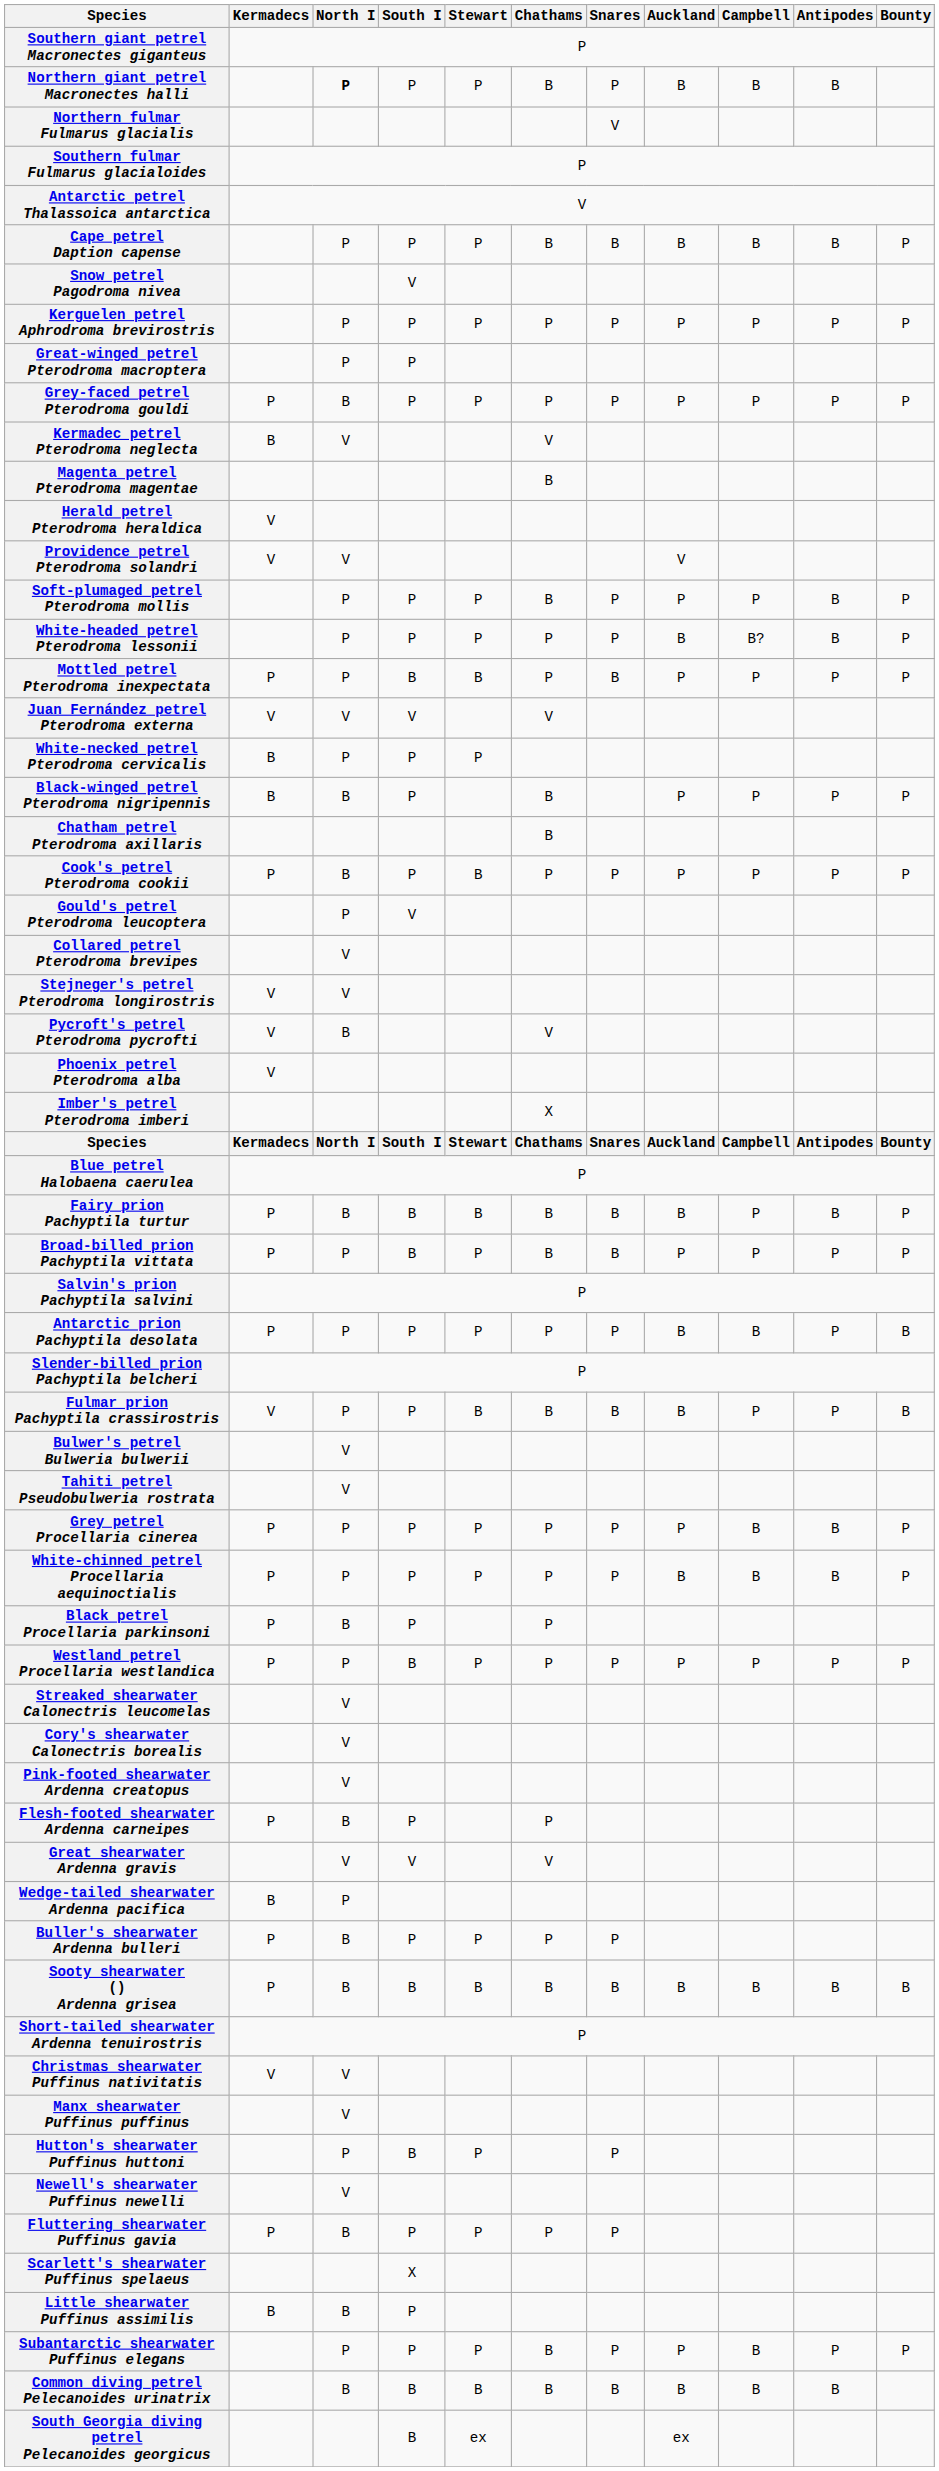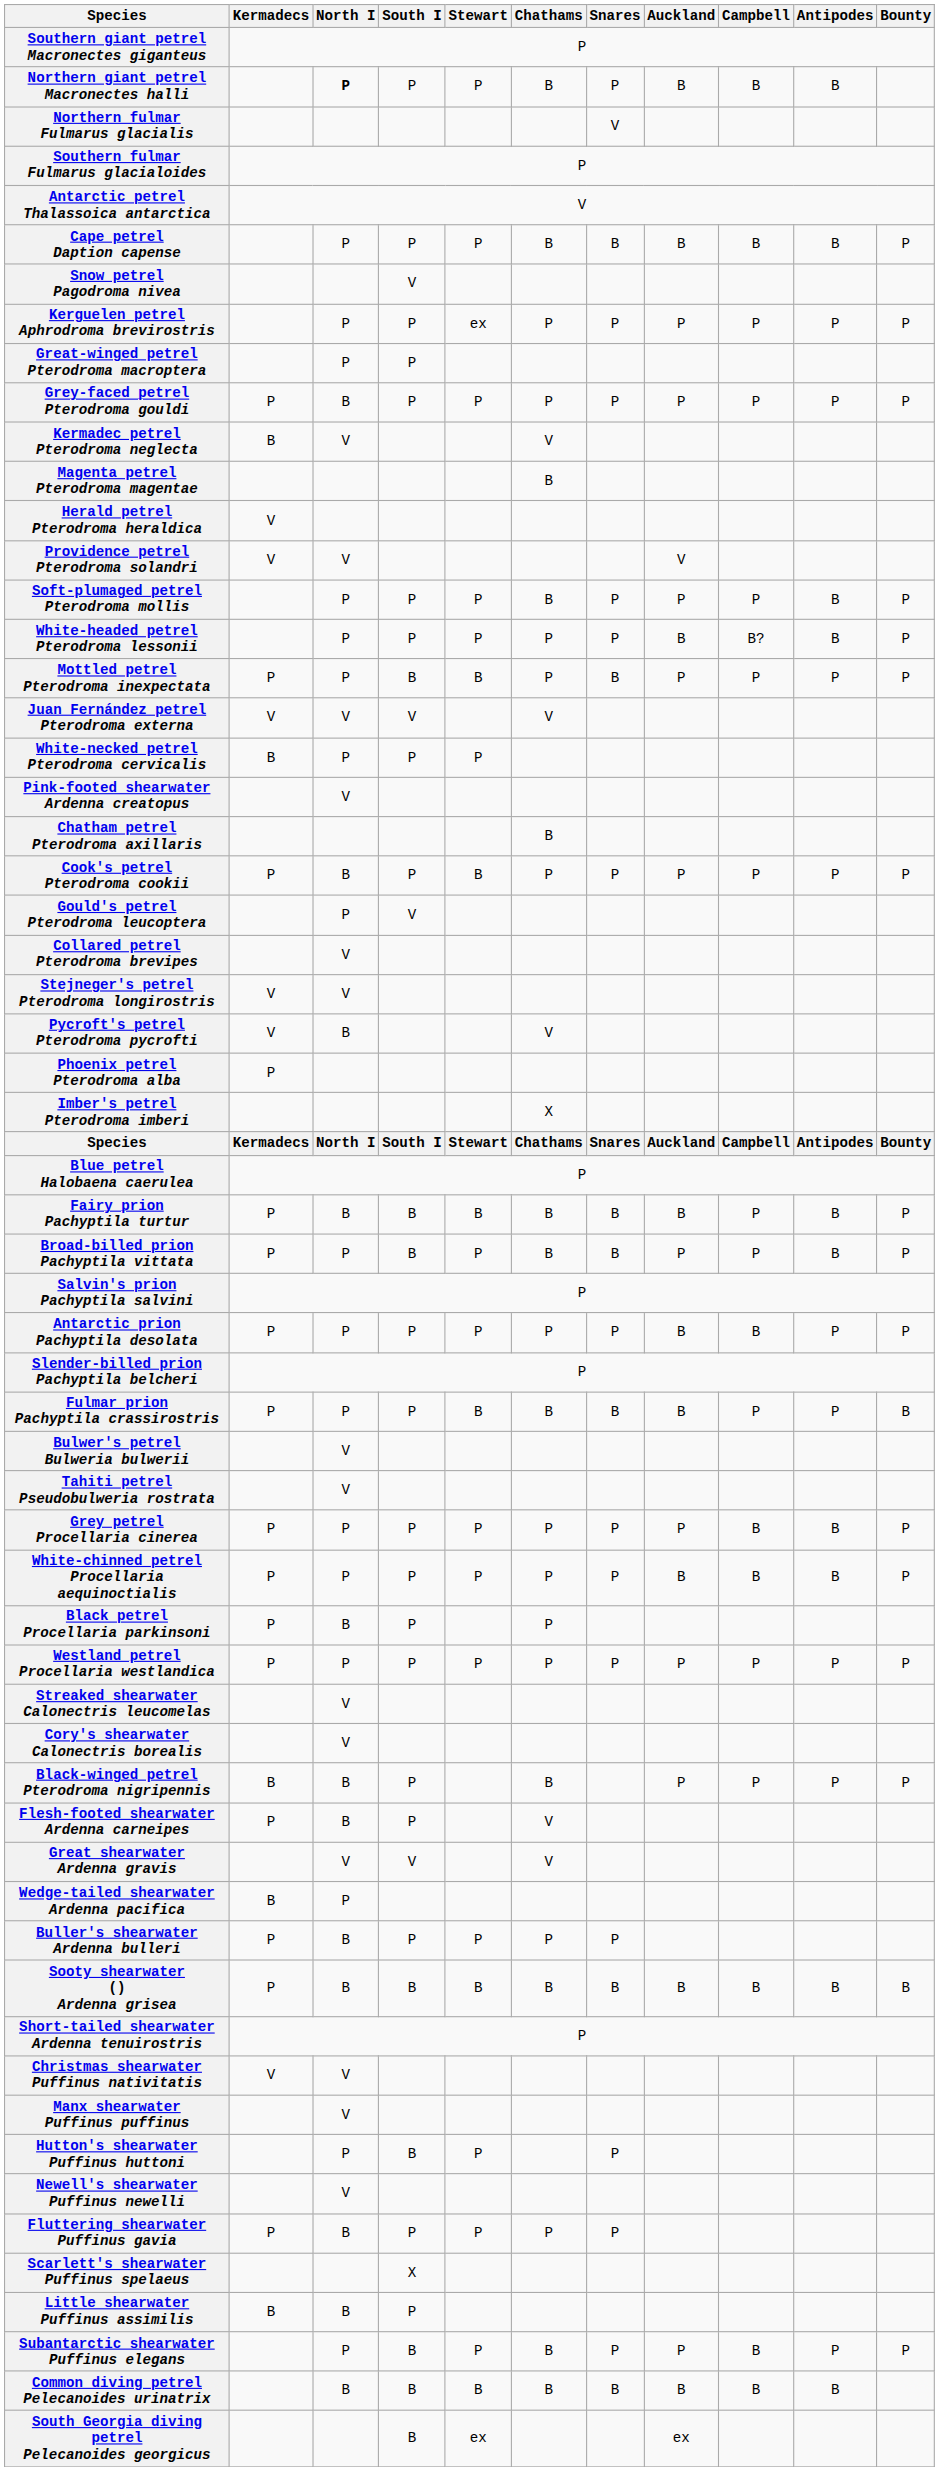(478, 323) P -> (478, 323) ex
rows swapped: (117, 797) <-> (117, 1783)
(271, 1073) V -> (271, 1073) P
(835, 1254) P -> (835, 1254) B
(906, 1333) B -> (906, 1333) P
(271, 1412) V -> (271, 1412) P
(412, 1665) B -> (412, 1665) P
(549, 1822) P -> (549, 1822) V
(412, 2351) P -> (412, 2351) B
